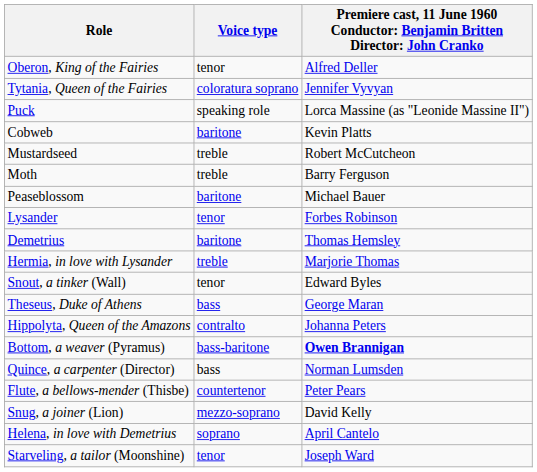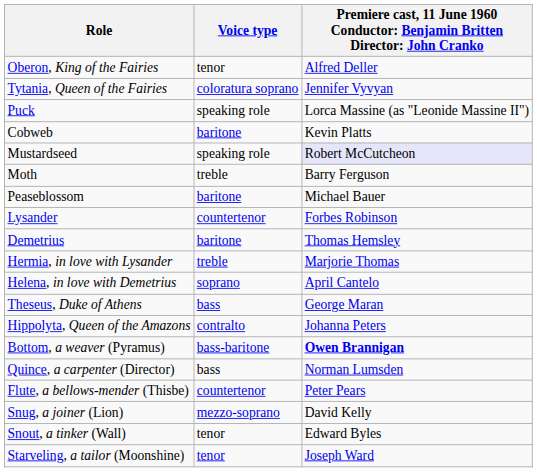(212, 153) treble -> (233, 153) speaking role
(360, 153) no background -> (360, 153) lavender background
(211, 218) tenor -> (231, 218) countertenor
rows swapped: (92, 434) <-> (67, 283)
